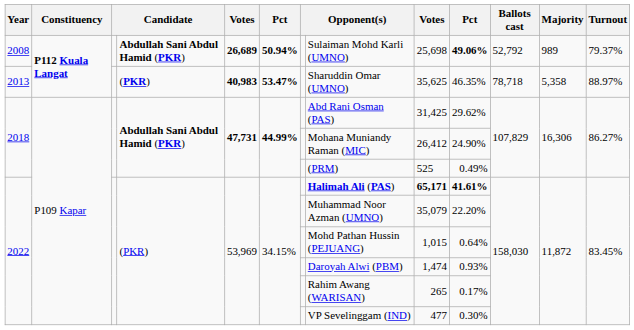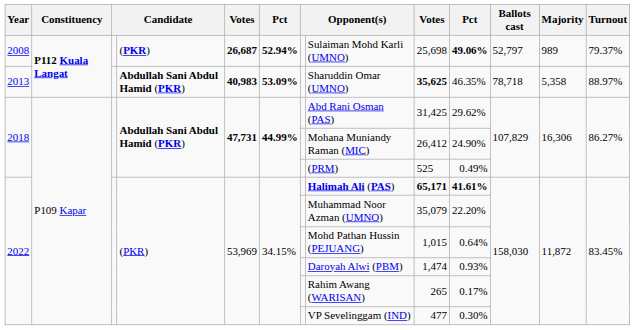(169, 51) Abdullah Sani Abdul Hamid (PKR) -> (135, 51) (PKR)
(242, 51) 26,689 -> (242, 51) 26,687
(280, 51) 50.94% -> (280, 51) 52.94%
(508, 51) 52,792 -> (508, 51) 52,797
(135, 82) (PKR) -> (169, 82) Abdullah Sani Abdul Hamid (PKR)
(280, 82) 53.47% -> (280, 82) 53.09%
(432, 82) normal -> (432, 82) bold
